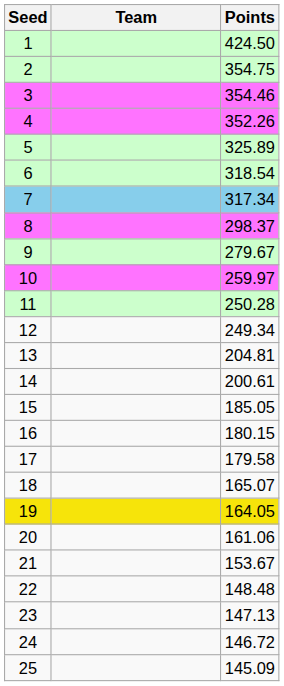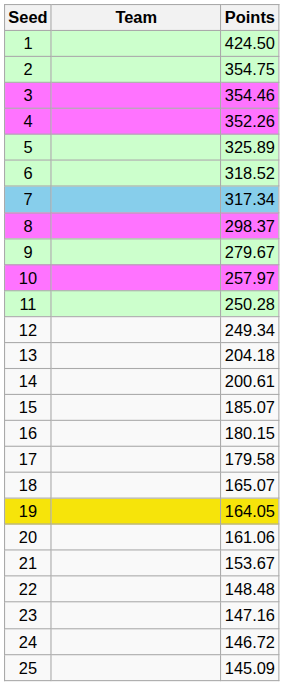(250, 174) 318.54 -> (250, 174) 318.52
(250, 278) 259.97 -> (250, 278) 257.97
(250, 356) 204.81 -> (250, 356) 204.18
(250, 408) 185.05 -> (250, 408) 185.07
(250, 615) 147.13 -> (250, 615) 147.16
